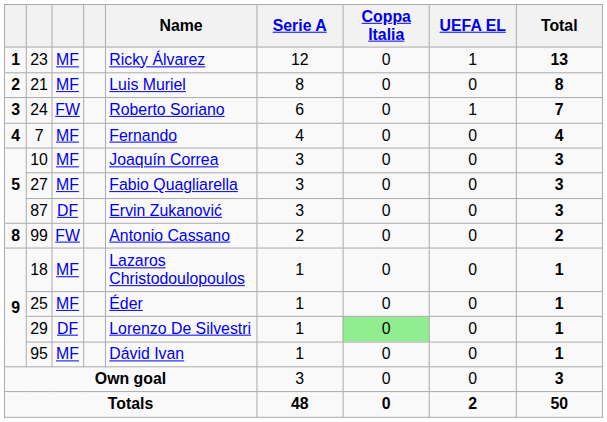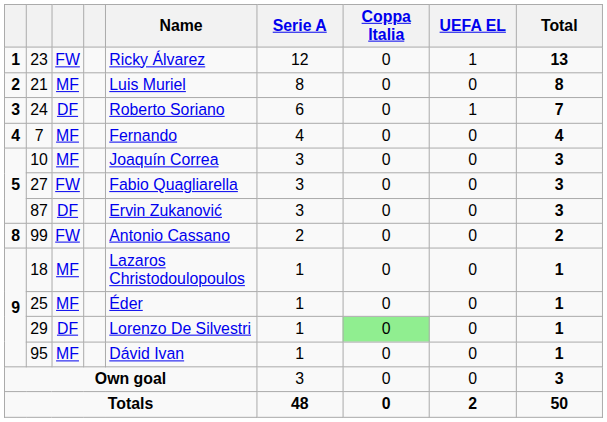(68, 60) MF -> (68, 60) FW
(68, 110) FW -> (68, 110) DF
(68, 185) MF -> (68, 185) FW
